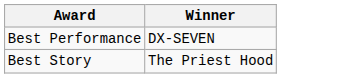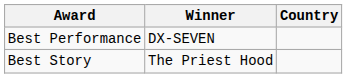+ column: (309, 16)
